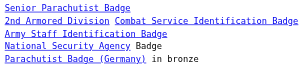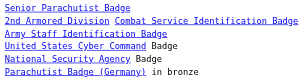+ row: (91, 46)
